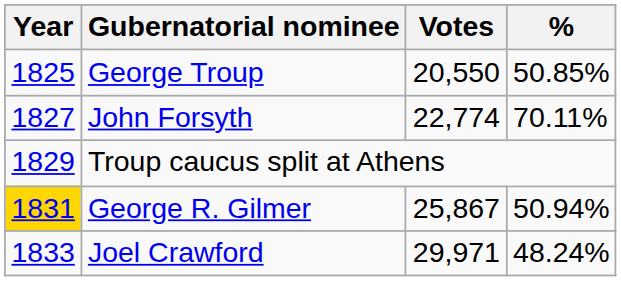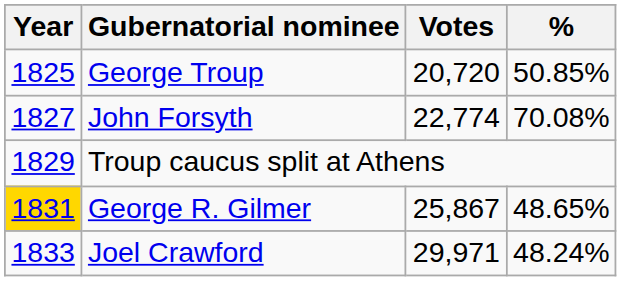(456, 72) 20,550 -> (456, 72) 20,720
(560, 117) 70.11% -> (561, 117) 70.08%
(561, 207) 50.94% -> (561, 207) 48.65%
